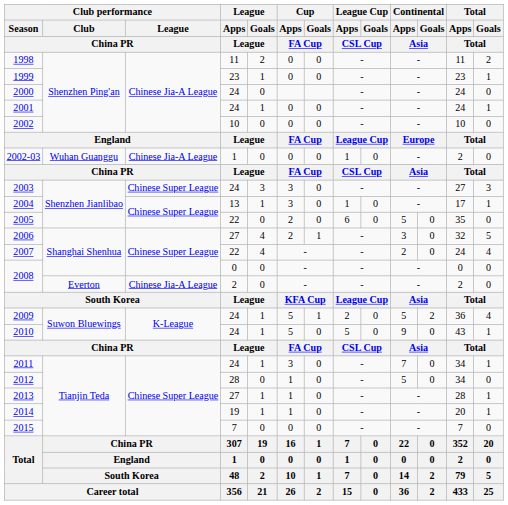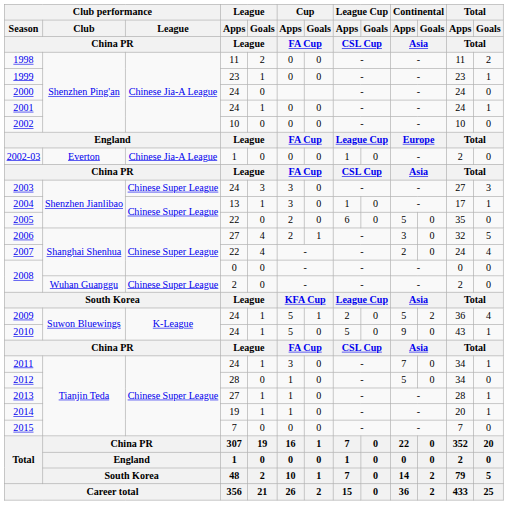(84, 156) Wuhan Guanggu -> (84, 156) Everton
(84, 284) Everton -> (84, 284) Wuhan Guanggu
(173, 284) Chinese Jia-A League -> (173, 284) Chinese Super League
